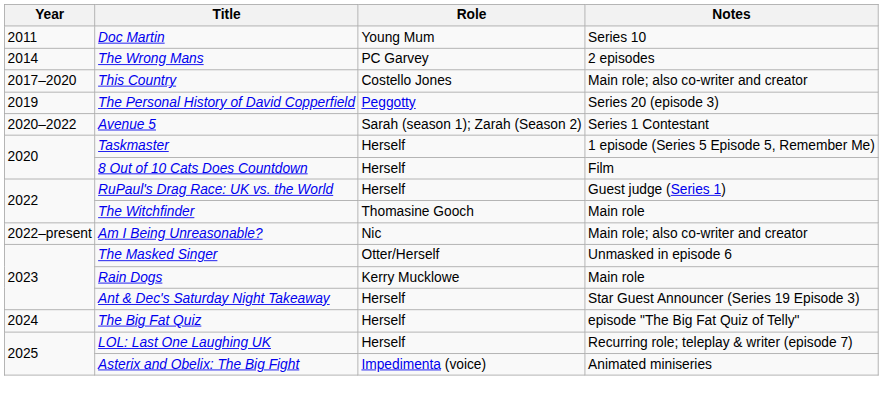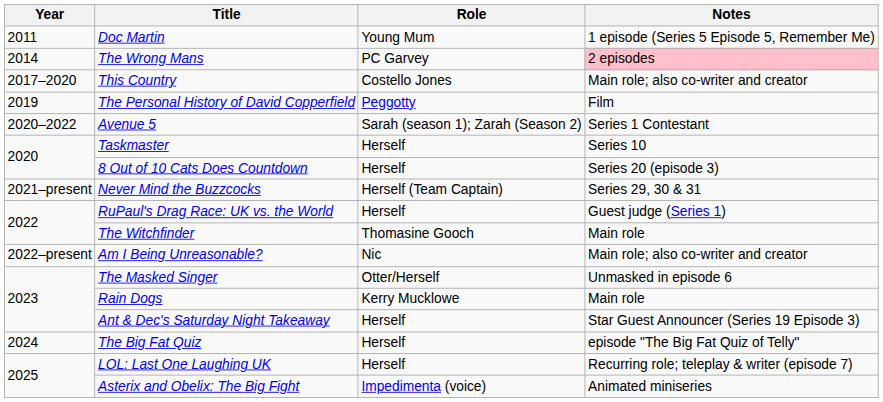(617, 37) Series 10 -> (731, 37) 1 episode (Series 5 Episode 5, Remember Me)
(621, 59) no background -> (621, 59) pink background
(653, 102) Series 20 (episode 3) -> (601, 102) Film
(731, 146) 1 episode (Series 5 Episode 5, Remember Me) -> (617, 146) Series 10
(601, 168) Film -> (653, 168) Series 20 (episode 3)
+ row: (180, 189)
